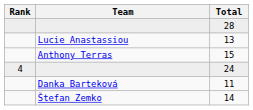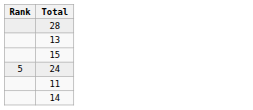- column: (123, 12)
(20, 69) 4 -> (20, 69) 5
